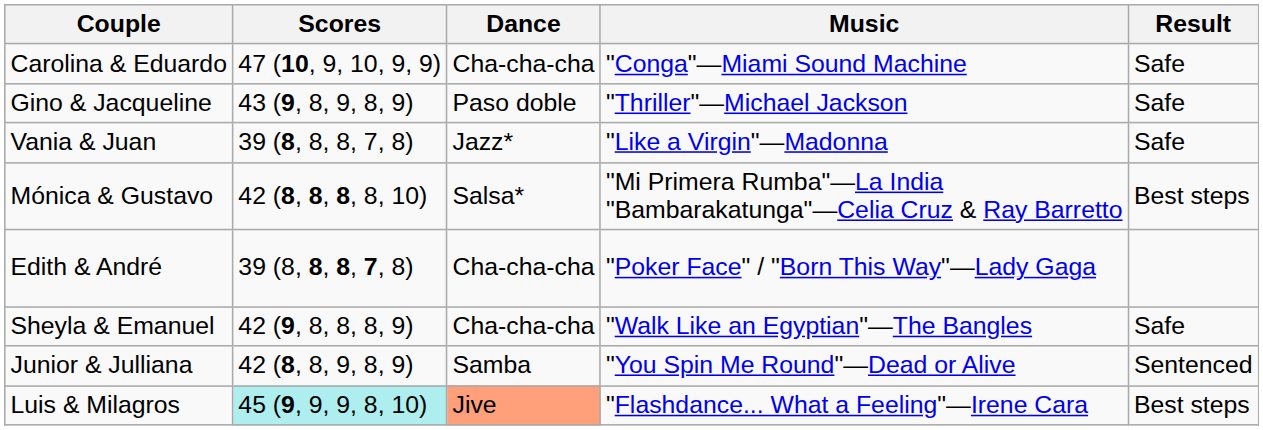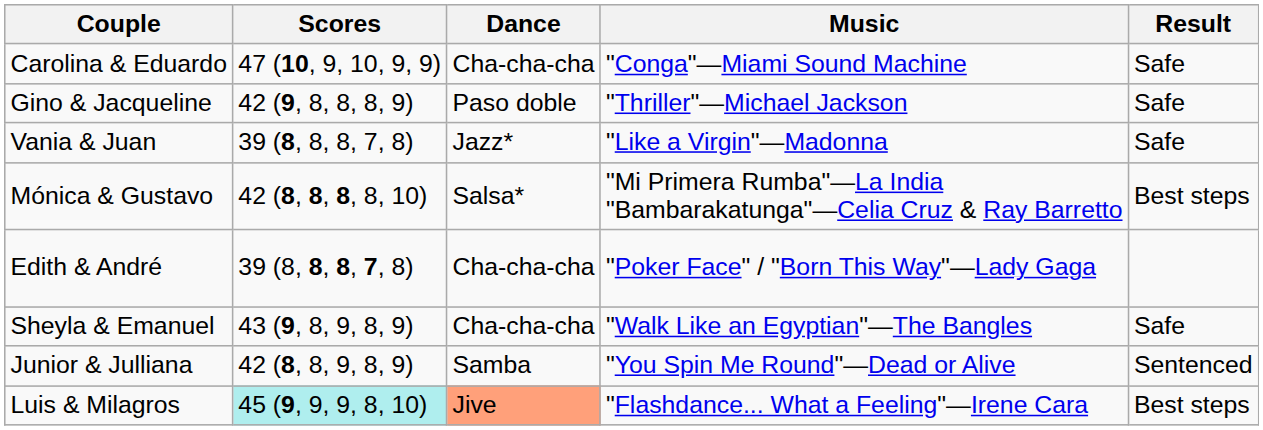(326, 102) 43 (9, 8, 9, 8, 9) -> (326, 102) 42 (9, 8, 8, 8, 9)
(326, 326) 42 (9, 8, 8, 8, 9) -> (326, 326) 43 (9, 8, 9, 8, 9)
